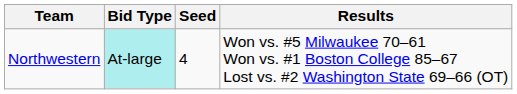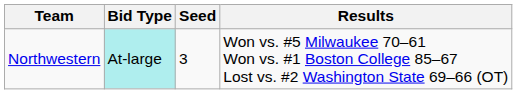(183, 58) 4 -> (183, 58) 3
